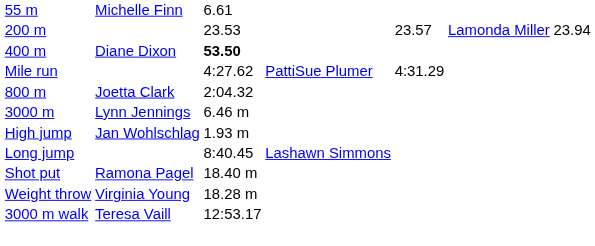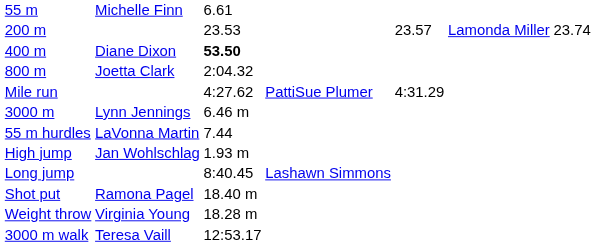(572, 30) 23.94 -> (572, 30) 23.74
rows swapped: (25, 92) <-> (31, 71)
+ row: (48, 132)
